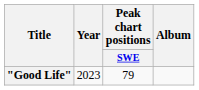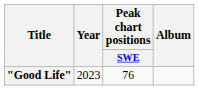(128, 75) 79 -> (128, 75) 76
